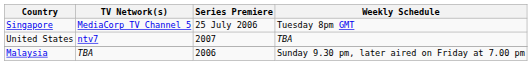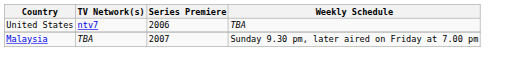- row: (30, 25)
(206, 39) 2007 -> (159, 25) 2006
(206, 53) 2006 -> (159, 39) 2007
